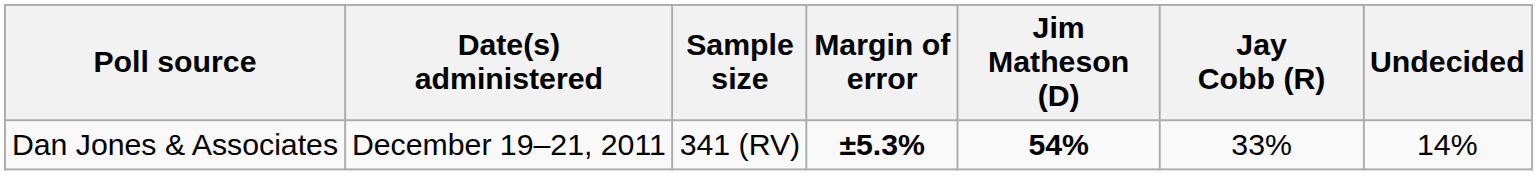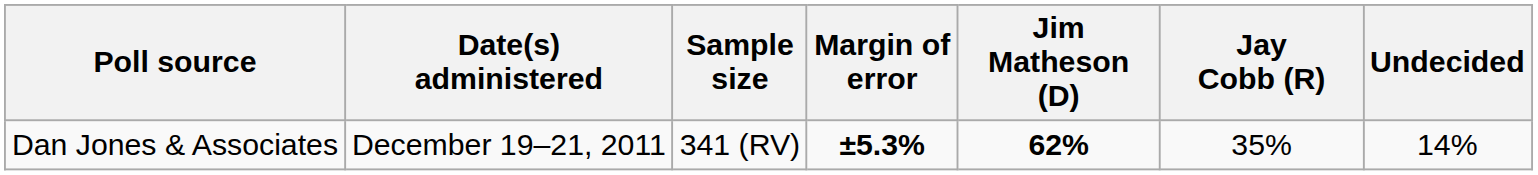(1059, 144) 54% -> (1059, 144) 62%
(1262, 144) 33% -> (1262, 144) 35%
